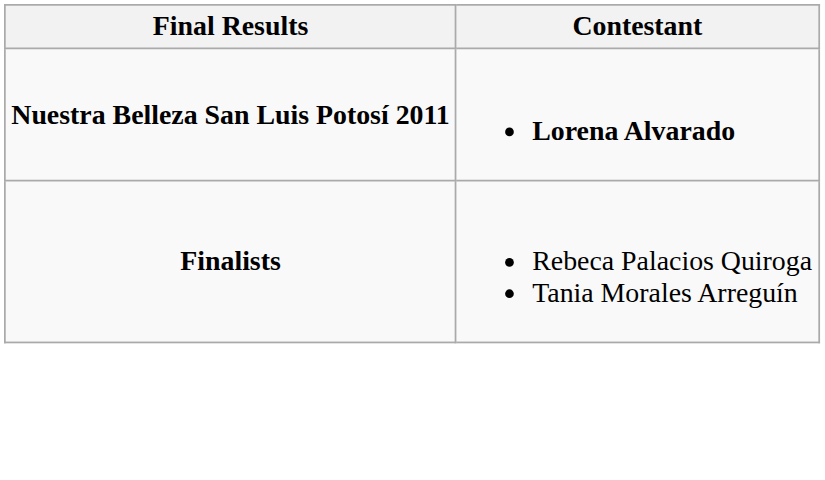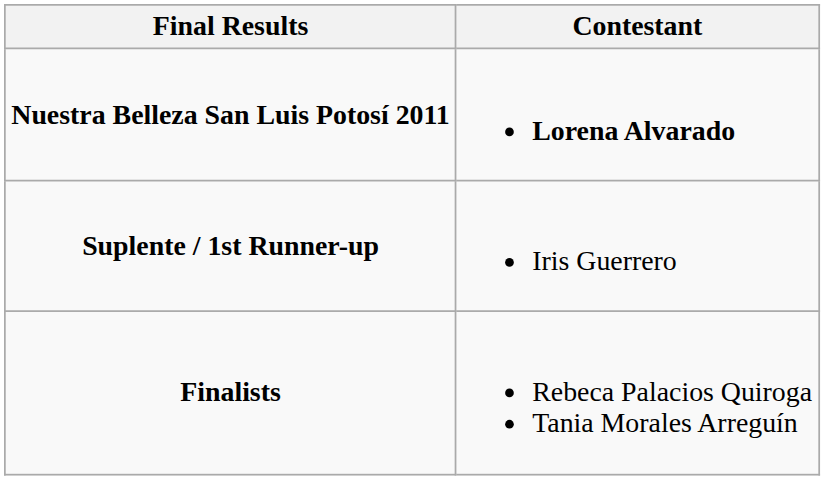+ row: (231, 245)
